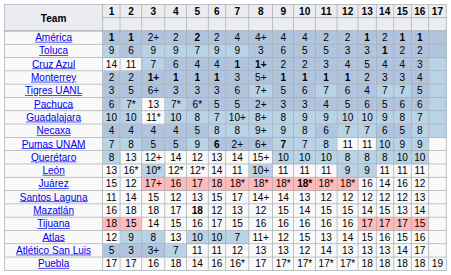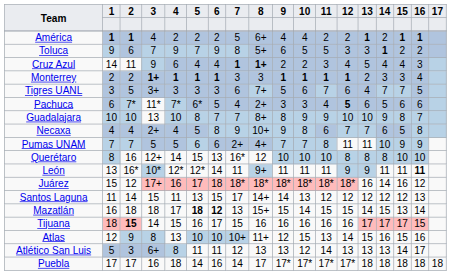(153, 38) 2+ -> (153, 38) 4
(197, 38) bold -> (197, 38) normal
(237, 38) 4 -> (237, 38) 5
(261, 38) 4+ -> (261, 38) 6+
(153, 51) 9 -> (153, 51) 7
(237, 51) 9 -> (237, 51) 8
(261, 51) 3 -> (261, 51) 5+
(153, 64) 7 -> (153, 64) 9
(261, 78) 5+ -> (261, 78) 3
(153, 91) 6+ -> (153, 91) 3+
(153, 104) 13 -> (153, 104) 11*
(237, 104) 5 -> (237, 104) 4
(348, 104) normal -> (348, 104) bold
(153, 117) 11* -> (153, 117) 13
(237, 117) 10+ -> (237, 117) 7
(153, 131) 4 -> (153, 131) 2+
(237, 131) 8 -> (237, 131) 9
(261, 131) 9+ -> (261, 131) 10+
(131, 144) 8 -> (131, 144) 7
(197, 144) 9 -> (197, 144) 6
(217, 144) bold -> (217, 144) normal
(261, 144) 6+ -> (261, 144) 4+
(283, 144) bold -> (283, 144) normal
(131, 157) 13 -> (131, 157) 16
(197, 157) 12 -> (197, 157) 15
(237, 157) 14 -> (237, 157) 16*
(261, 157) 15+ -> (261, 157) 12
(261, 171) 10+ -> (261, 171) 9+
(420, 171) normal -> (420, 171) bold
(305, 184) bold -> (305, 184) normal
(176, 197) 12 -> (176, 197) 11
(217, 210) normal -> (217, 210) bold
(261, 210) 12 -> (261, 210) 15+
(131, 224) normal -> (131, 224) bold
(237, 237) 7 -> (237, 237) 10+
(153, 250) 3+ -> (153, 250) 6+
(176, 250) 7 -> (176, 250) 8
(237, 264) 16* -> (237, 264) 14
(437, 264) 19 -> (437, 264) 18
